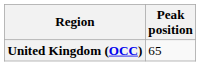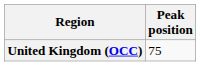(155, 50) 65 -> (155, 50) 75
